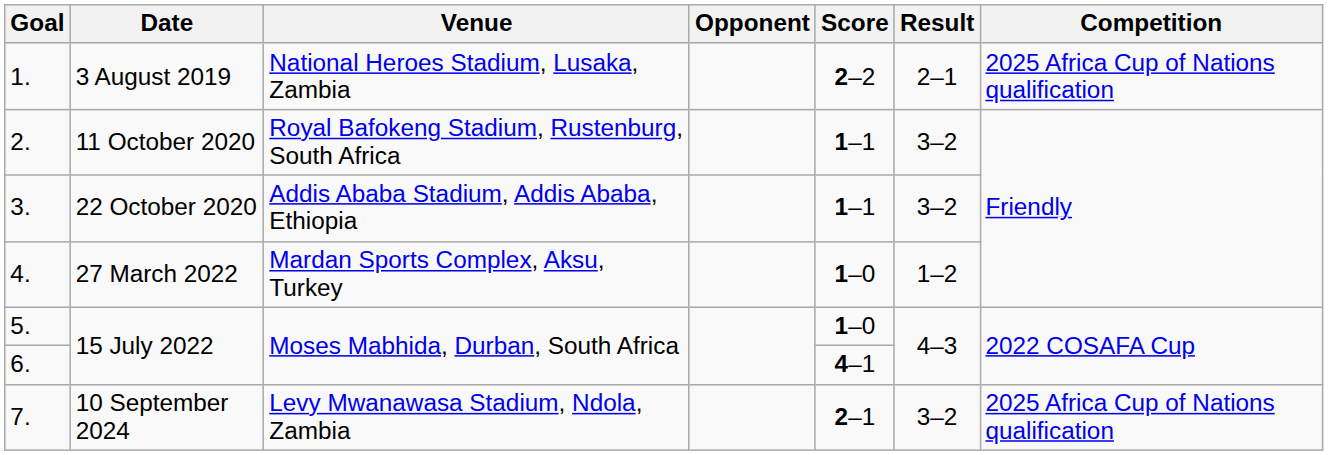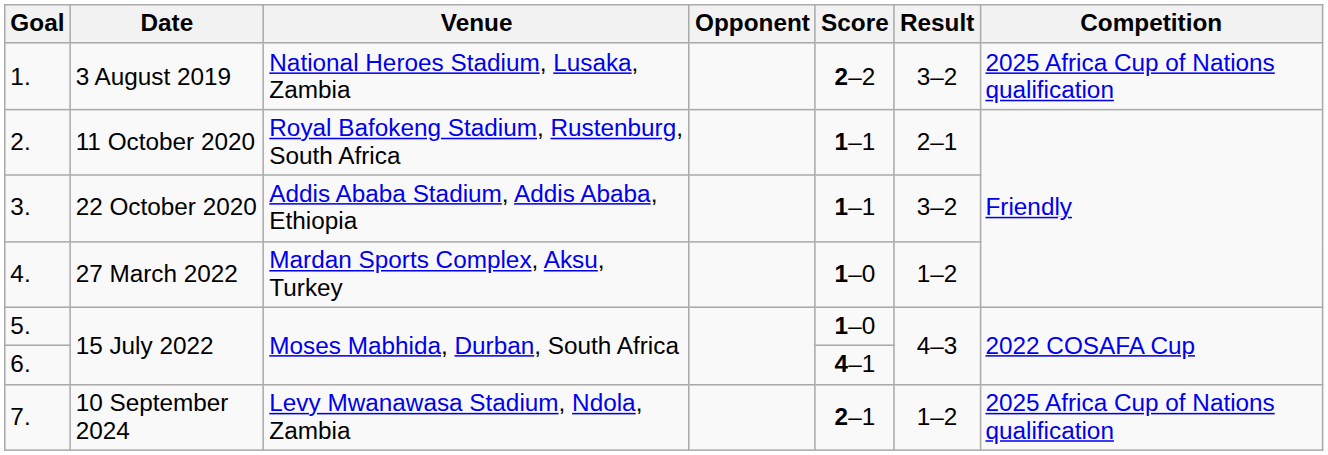(937, 76) 2–1 -> (937, 76) 3–2
(937, 141) 3–2 -> (937, 141) 2–1
(937, 416) 3–2 -> (937, 416) 1–2
